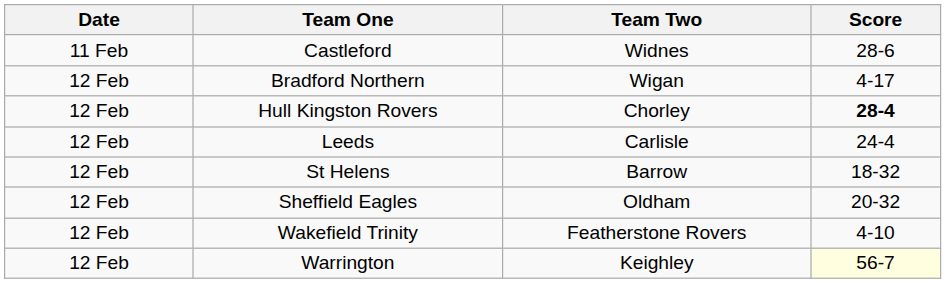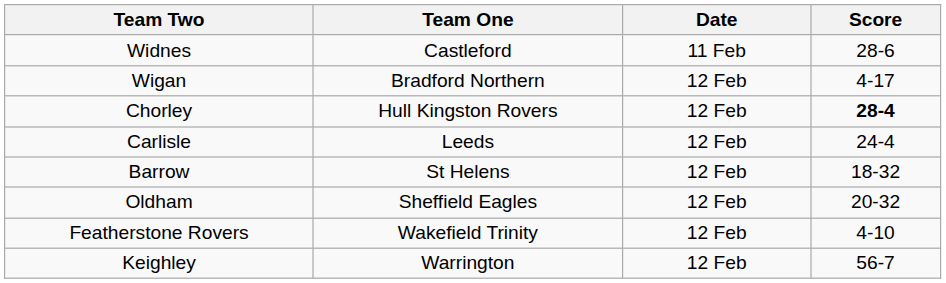columns swapped: (99, 19) <-> (657, 19)
(876, 263) lightyellow background -> (876, 263) no background
